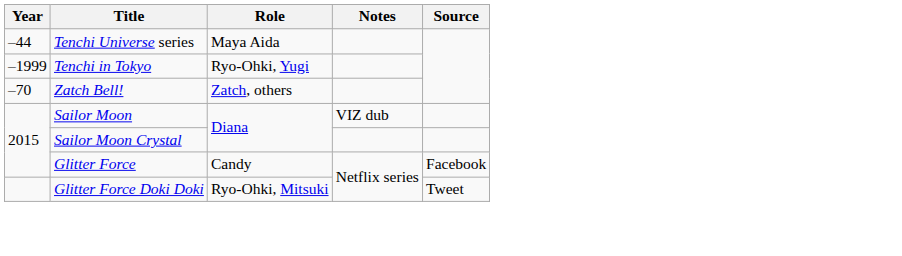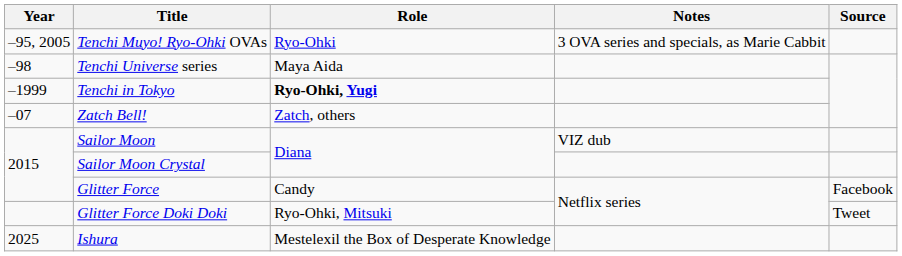+ row: (172, 41)
(20, 41) –44 -> (20, 66) –98
(260, 66) normal -> (326, 90) bold
(20, 90) –70 -> (20, 115) –07
+ row: (98, 238)
